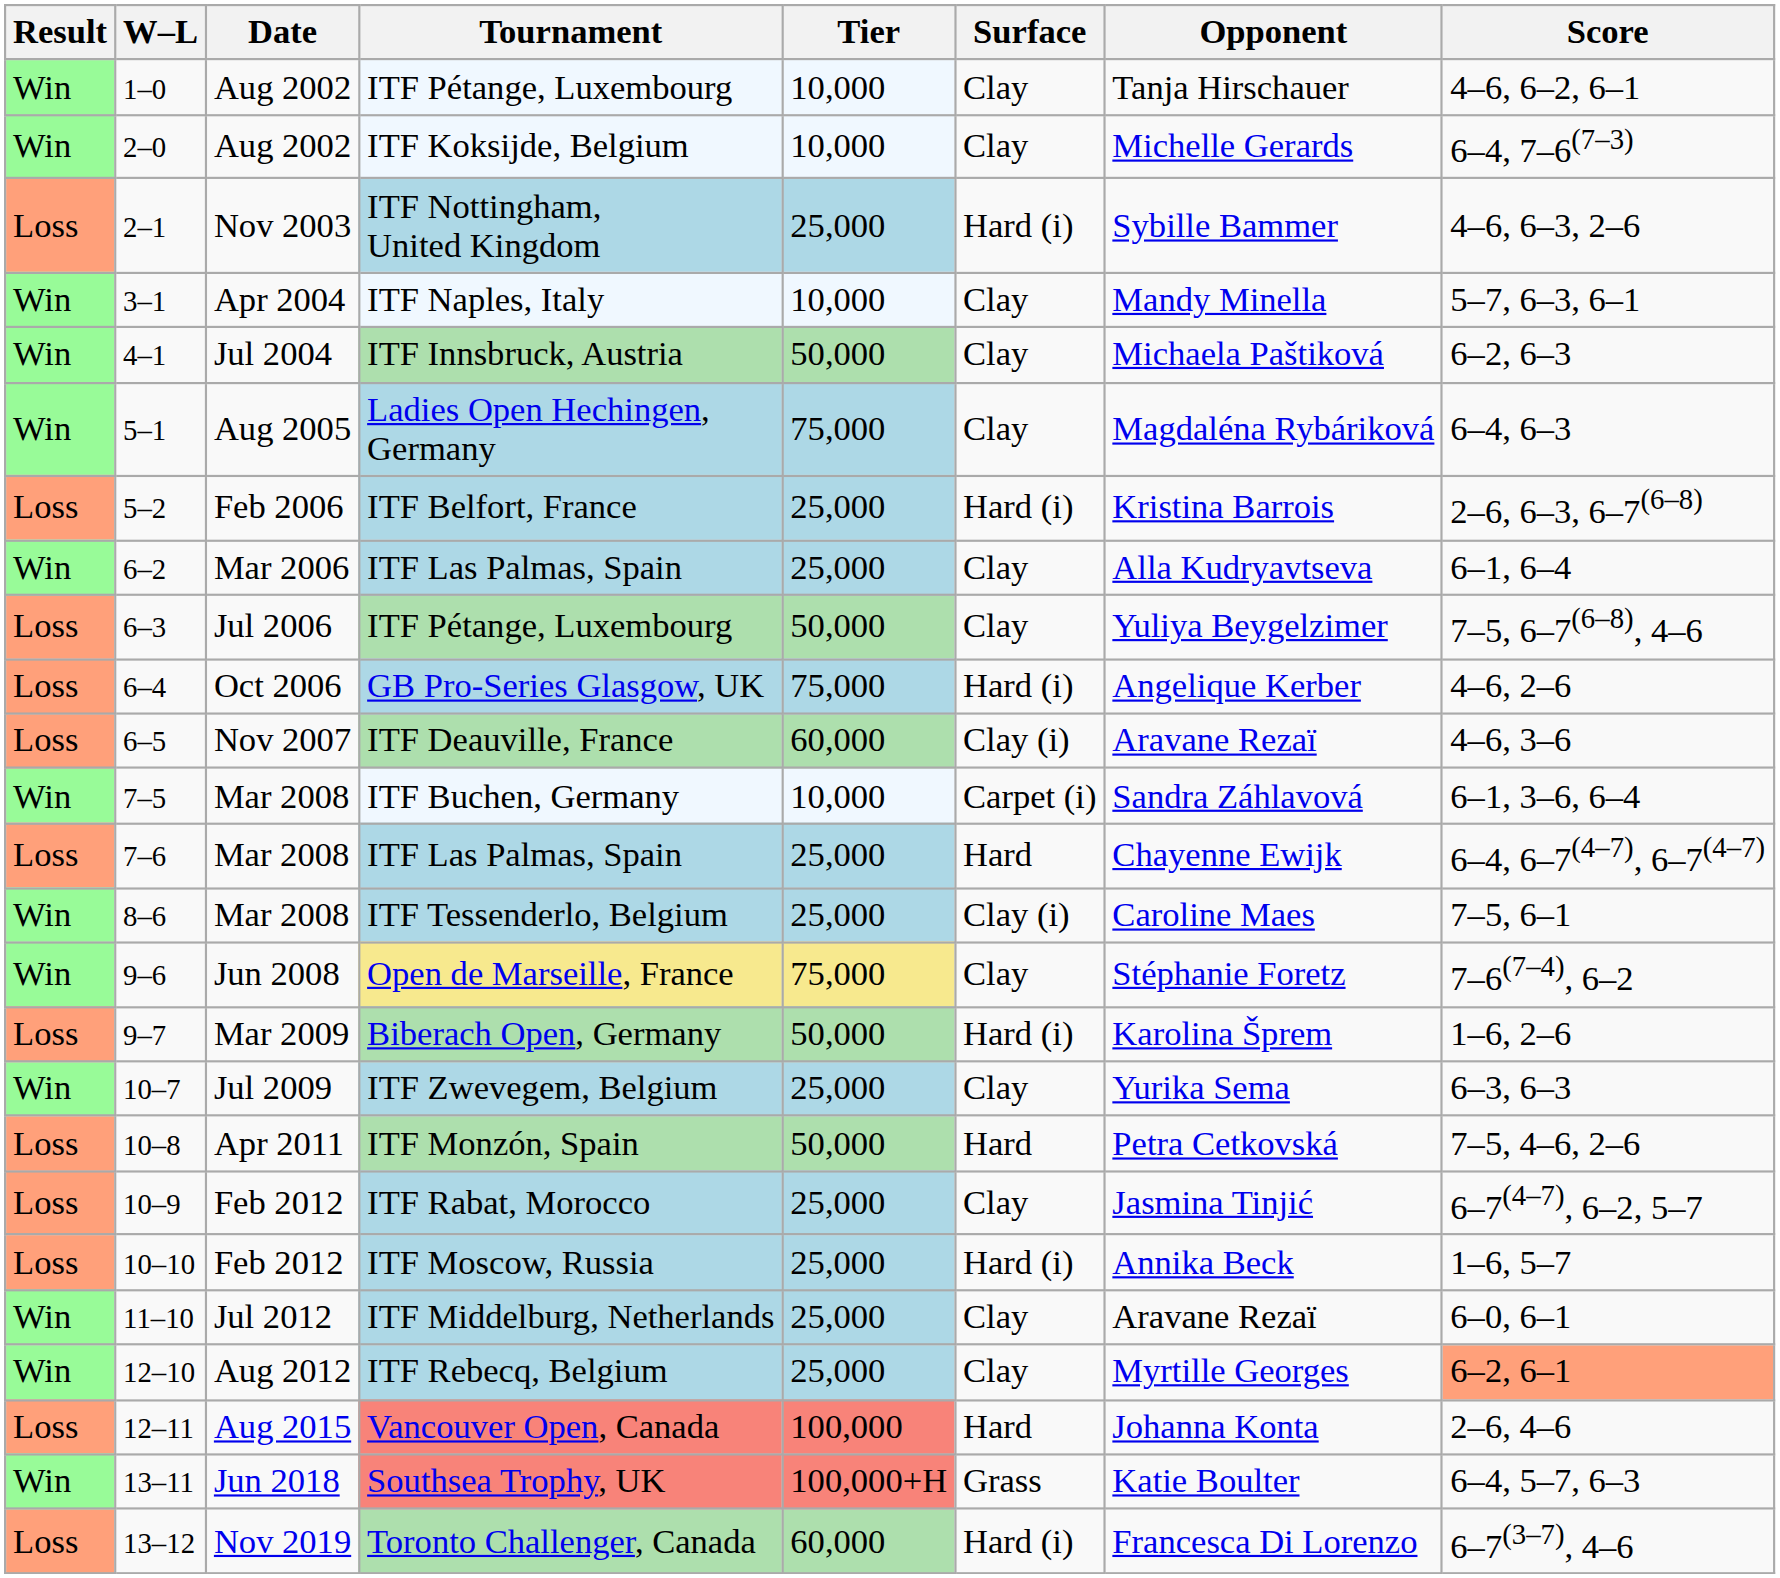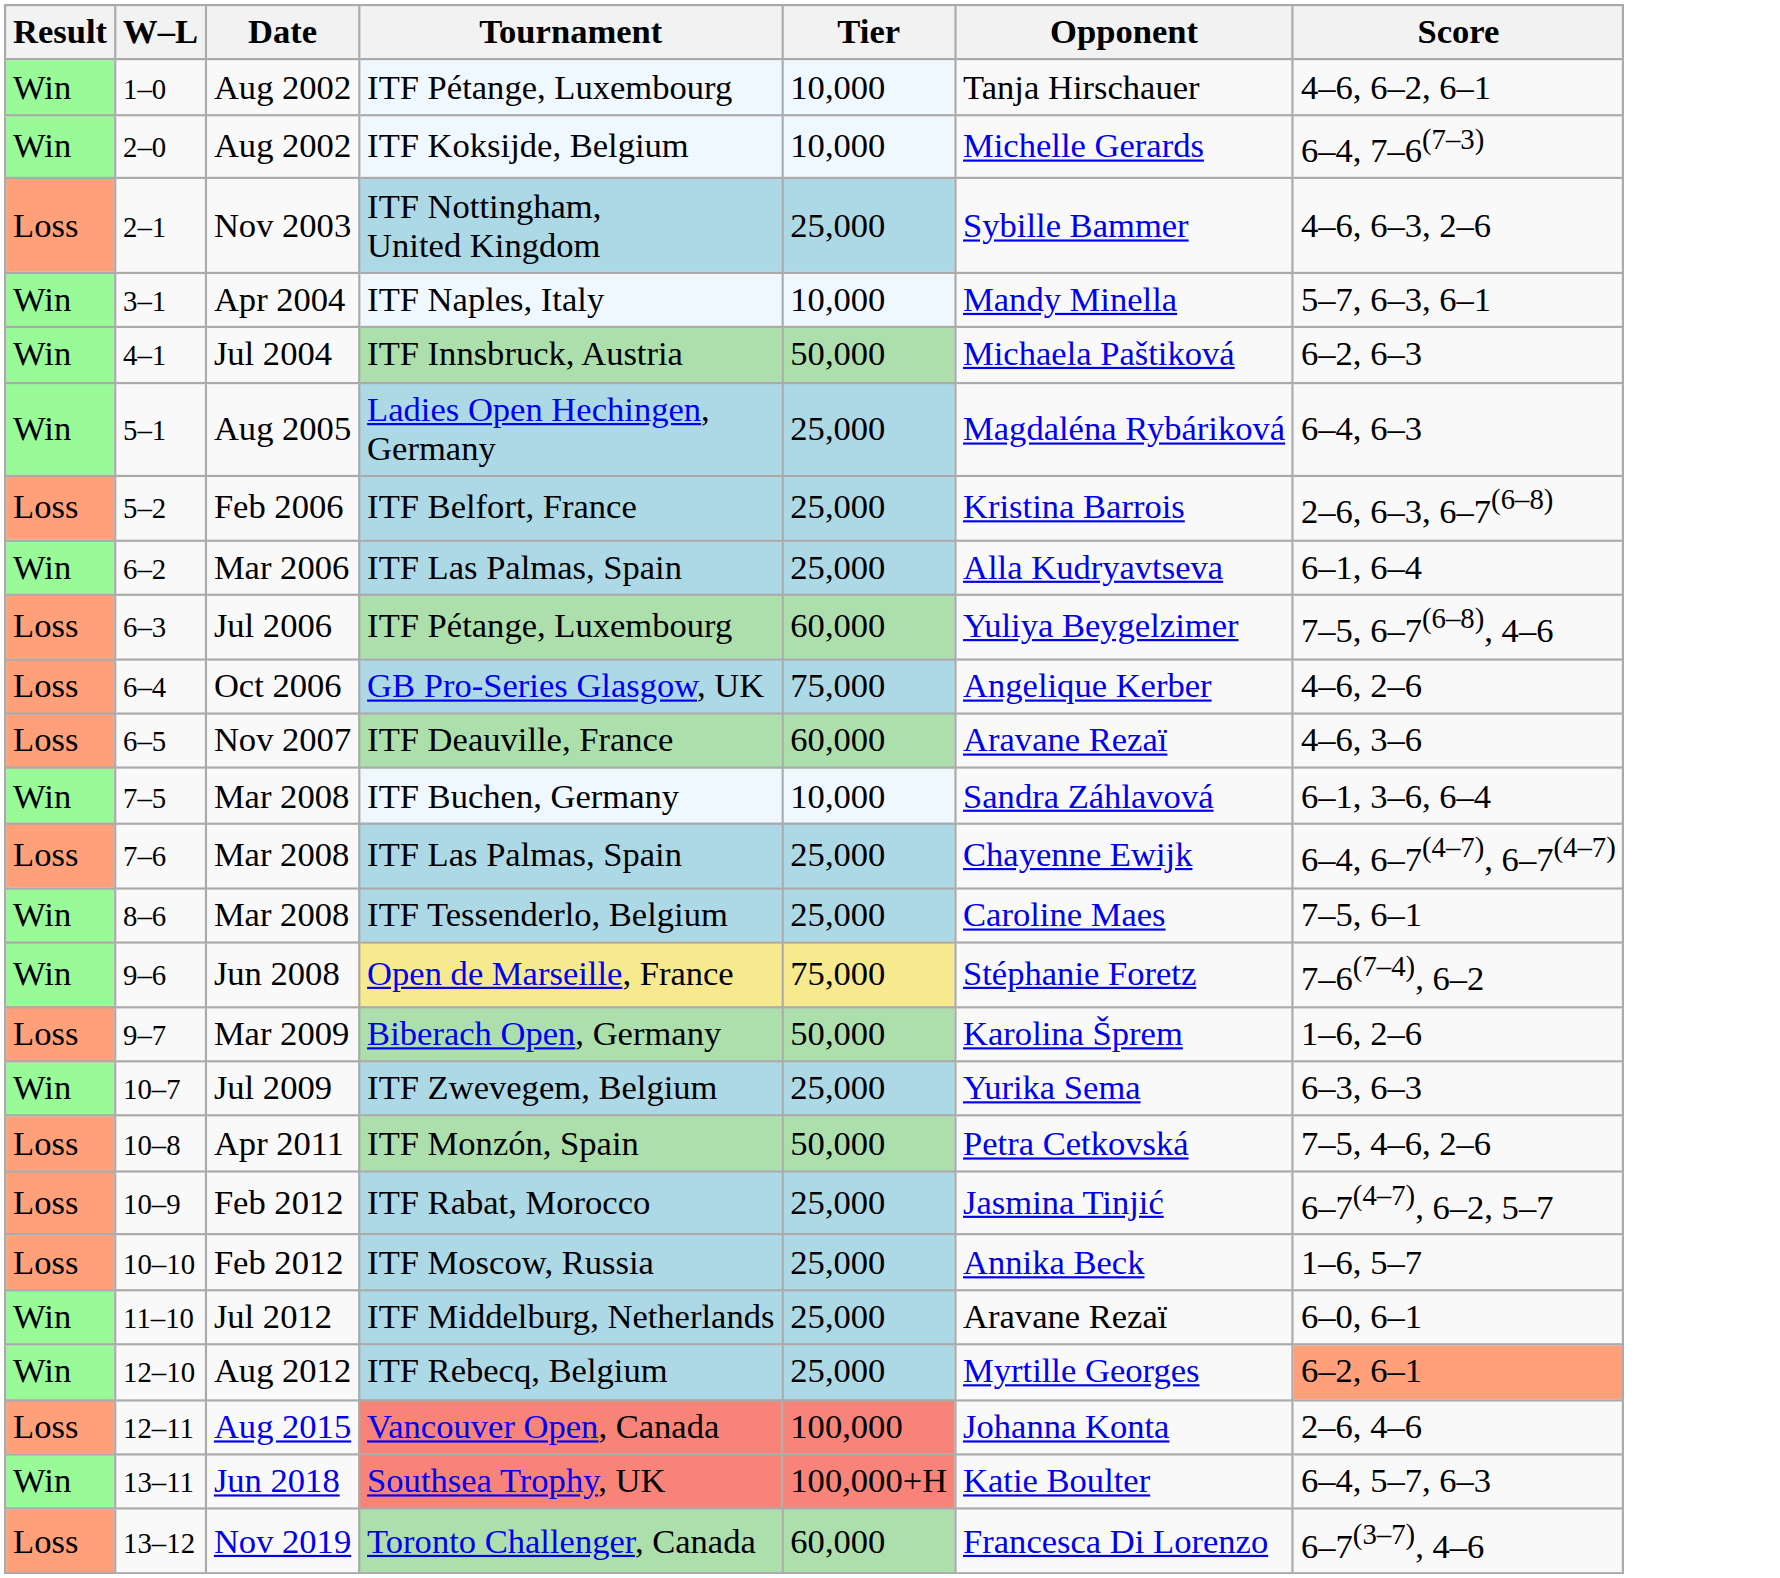- column: (1030, 31)
(838, 428) 75,000 -> (838, 428) 25,000
(838, 626) 50,000 -> (838, 626) 60,000
